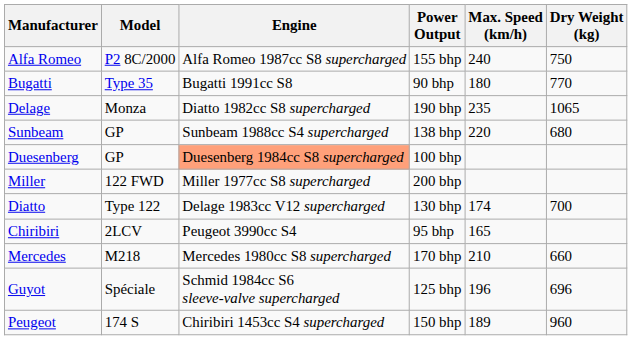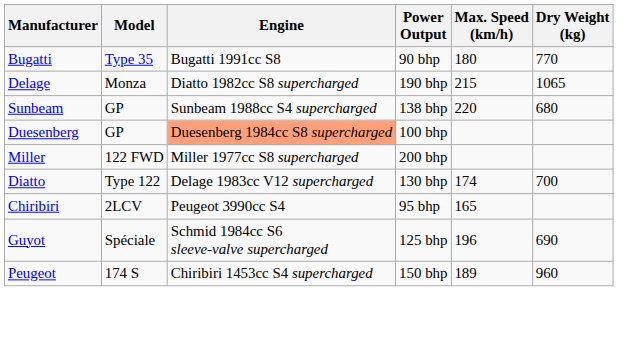- row: (45, 59)
(480, 108) 235 -> (466, 83) 215
- row: (37, 255)
(561, 289) 696 -> (547, 239) 690
